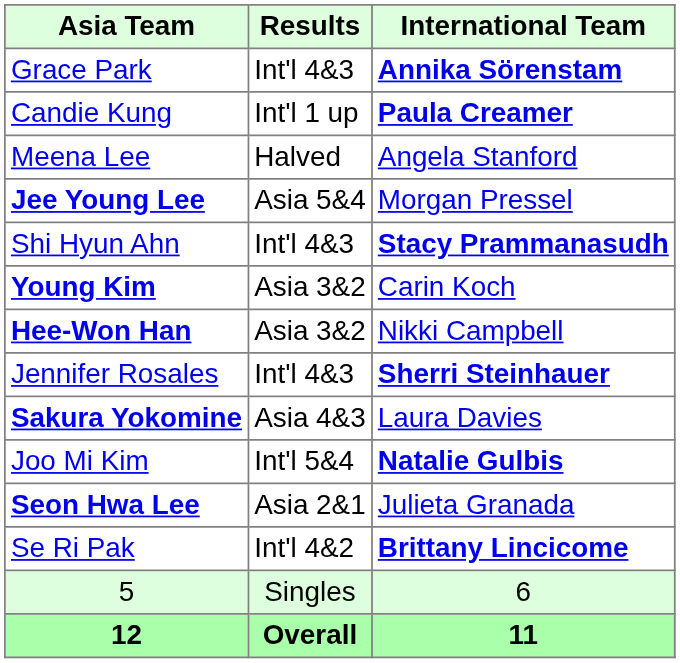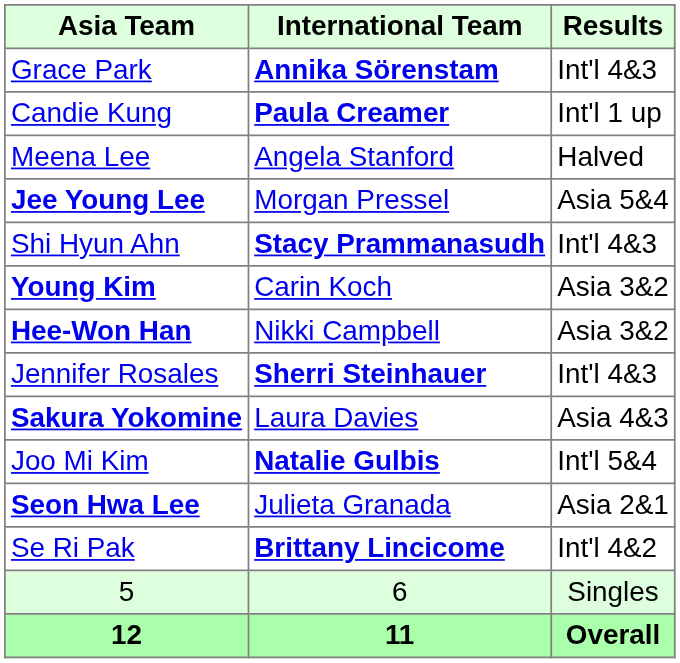columns swapped: (310, 26) <-> (523, 26)
